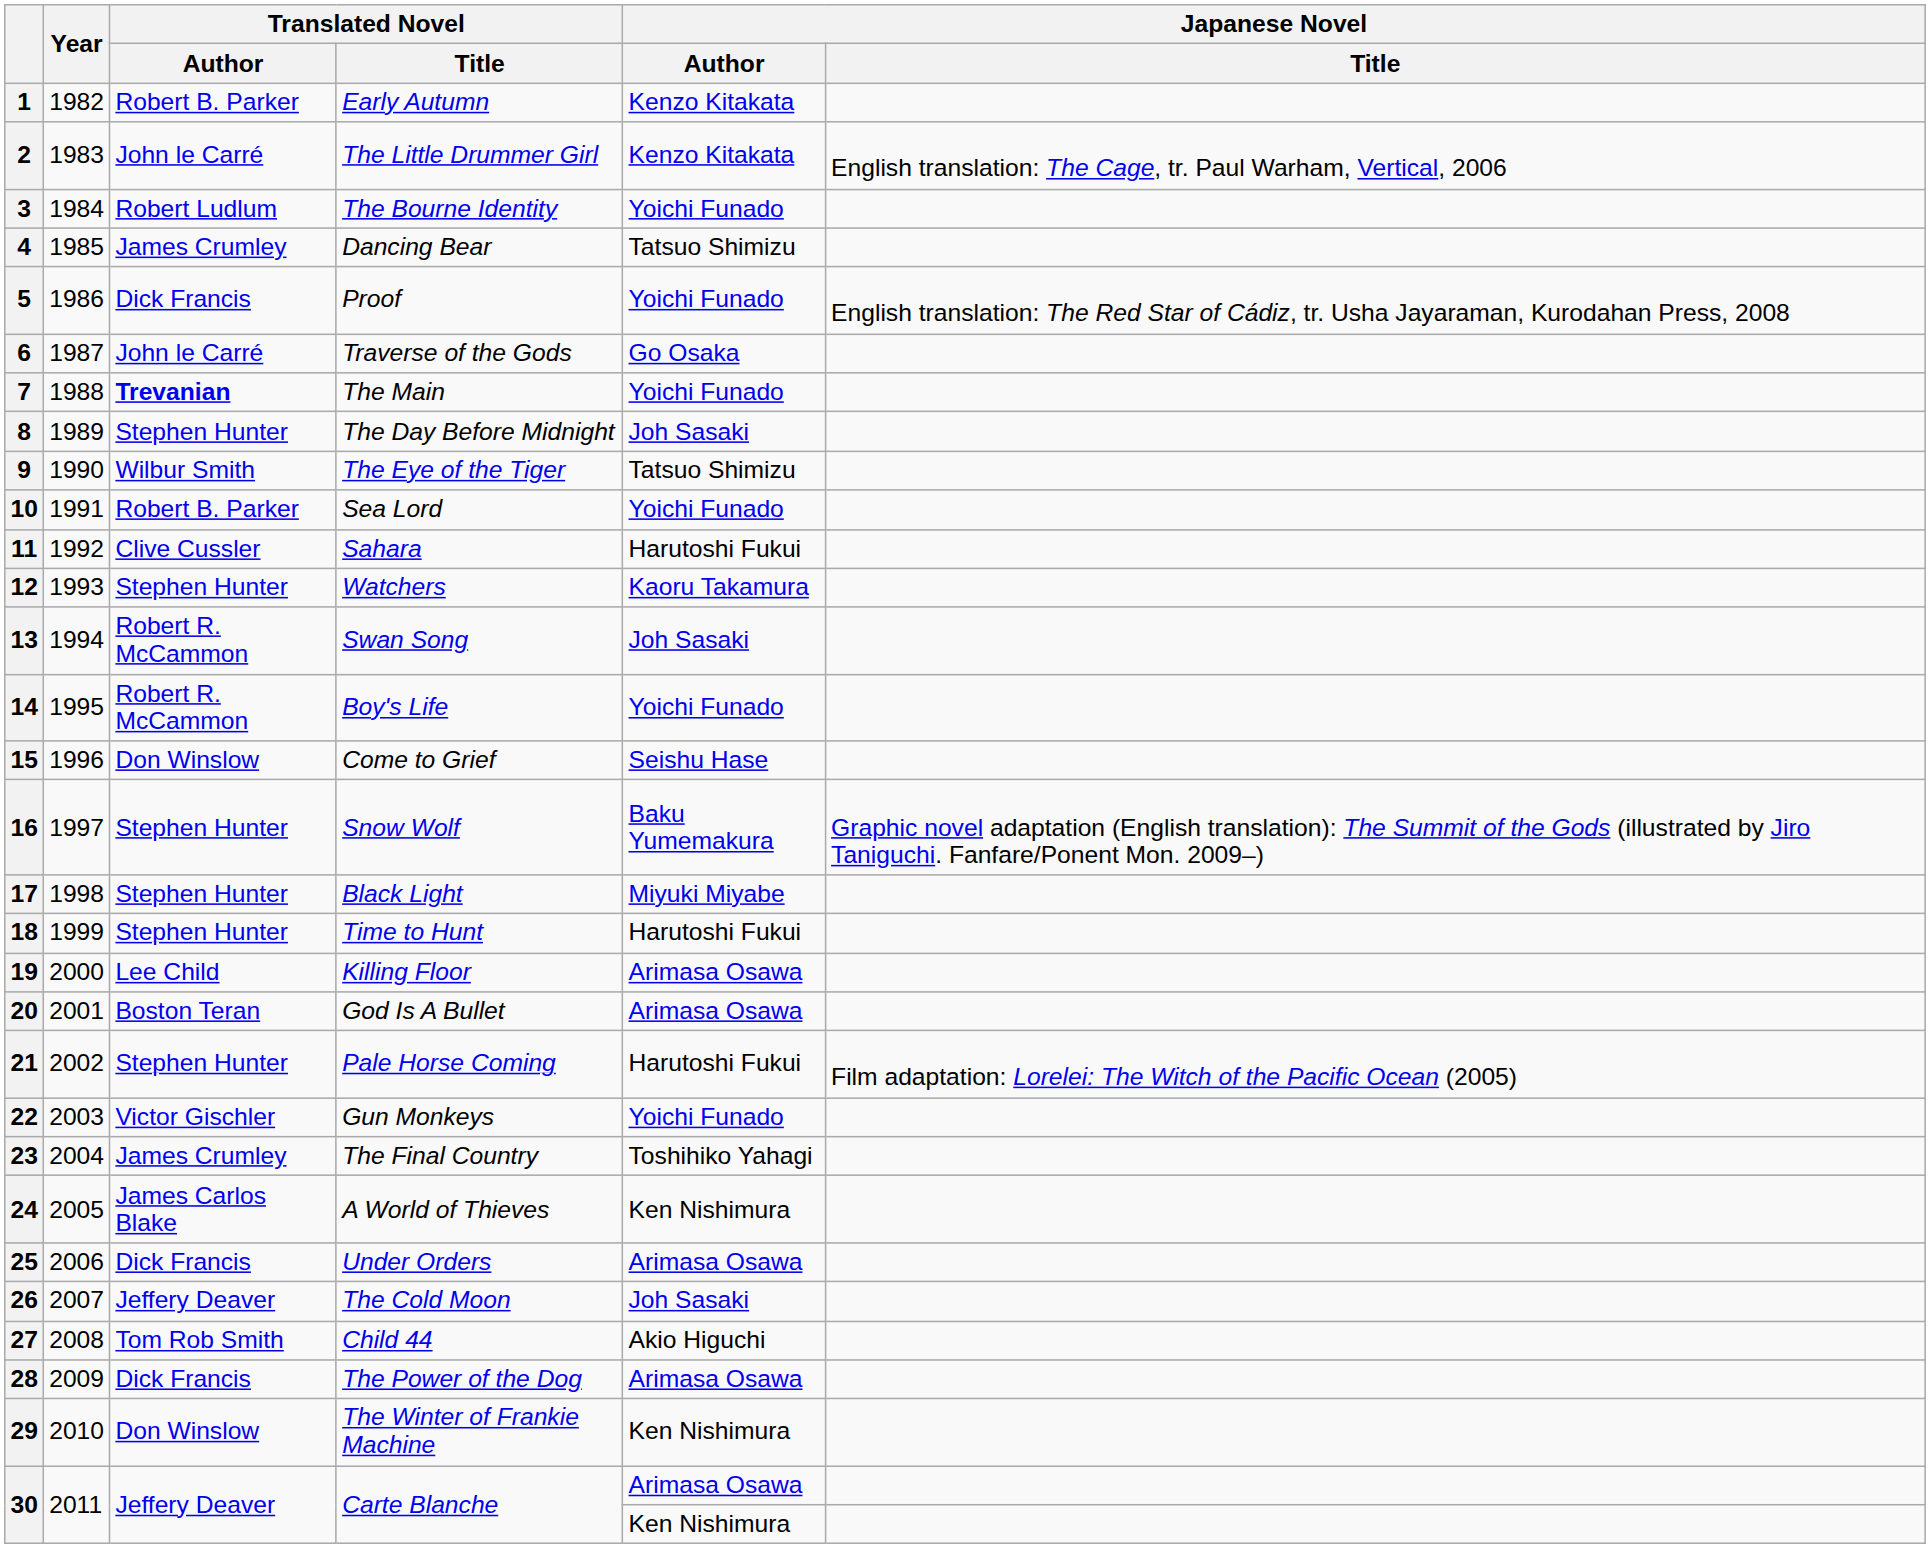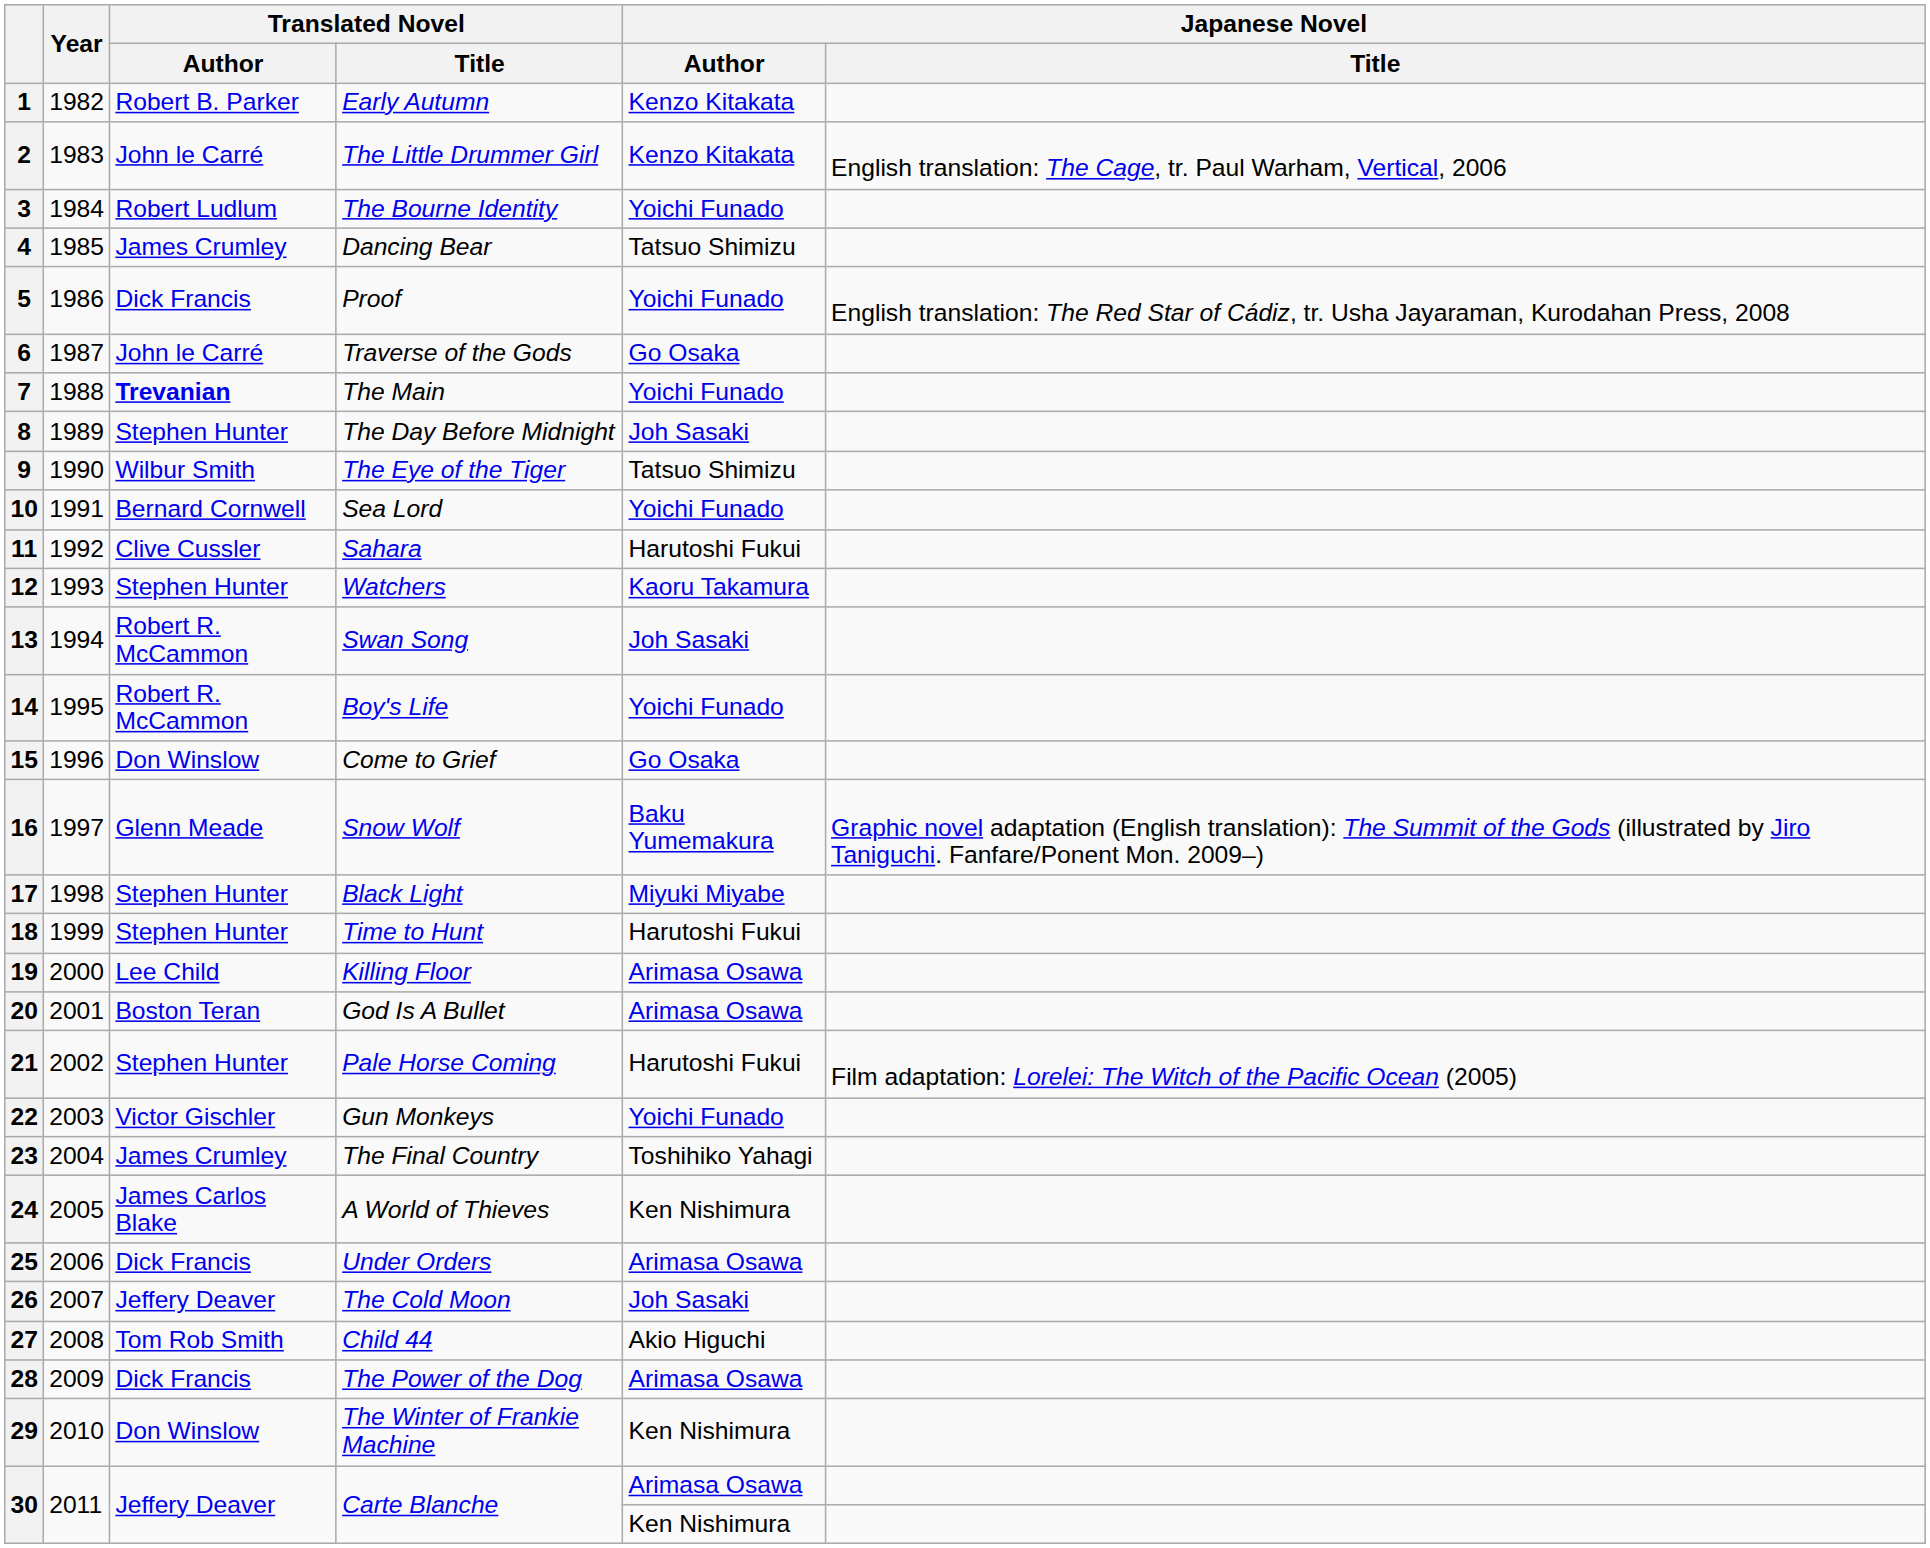(207, 509) Robert B. Parker -> (211, 509) Bernard Cornwell
(698, 760) Seishu Hase -> (684, 760) Go Osaka
(202, 826) Stephen Hunter -> (189, 826) Glenn Meade
